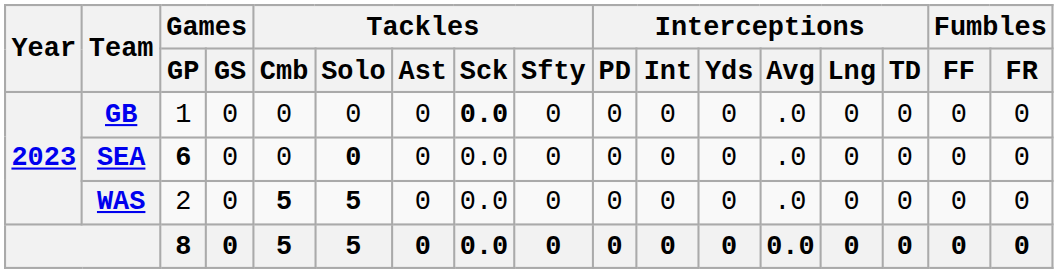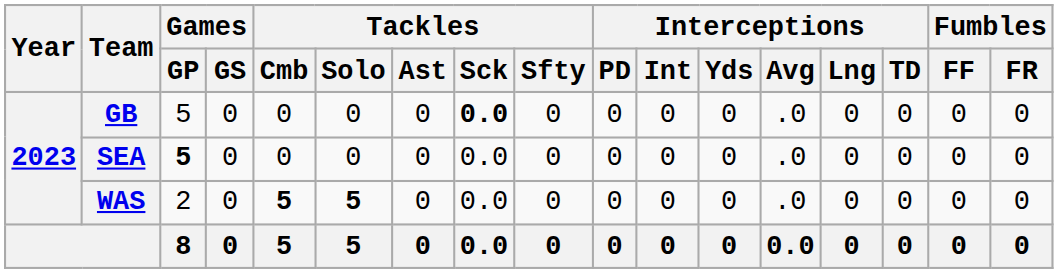(183, 115) 1 -> (183, 115) 5
(183, 159) 6 -> (183, 159) 5
(353, 159) bold -> (353, 159) normal
